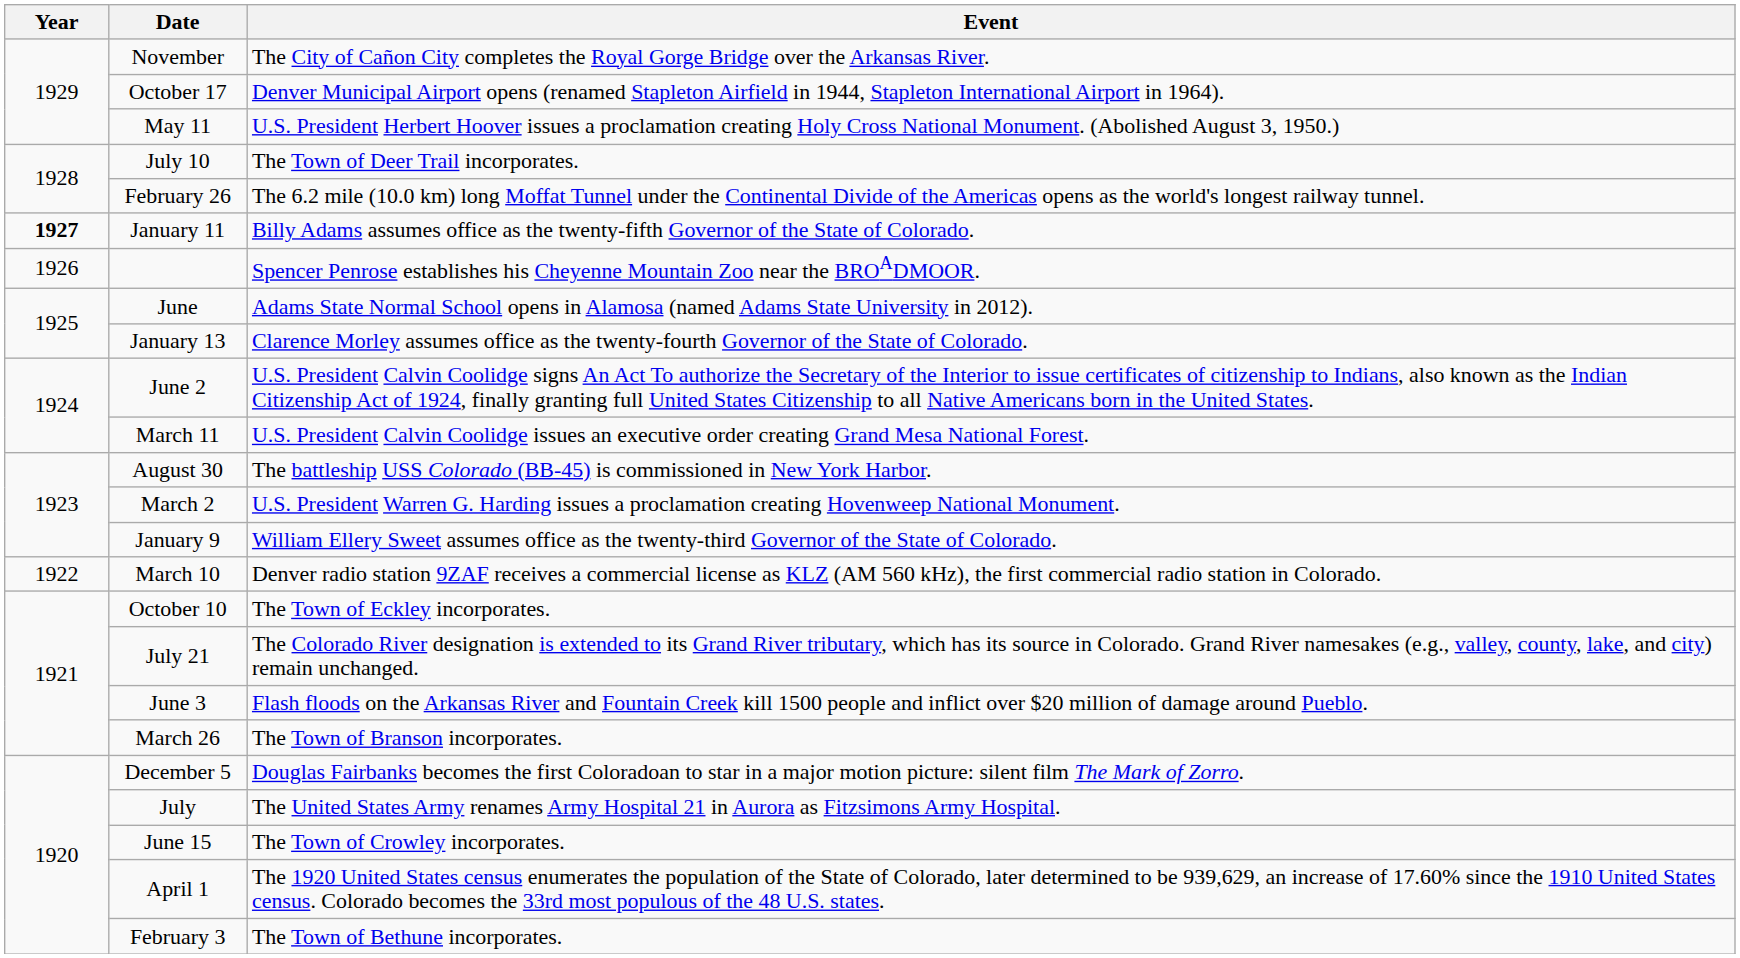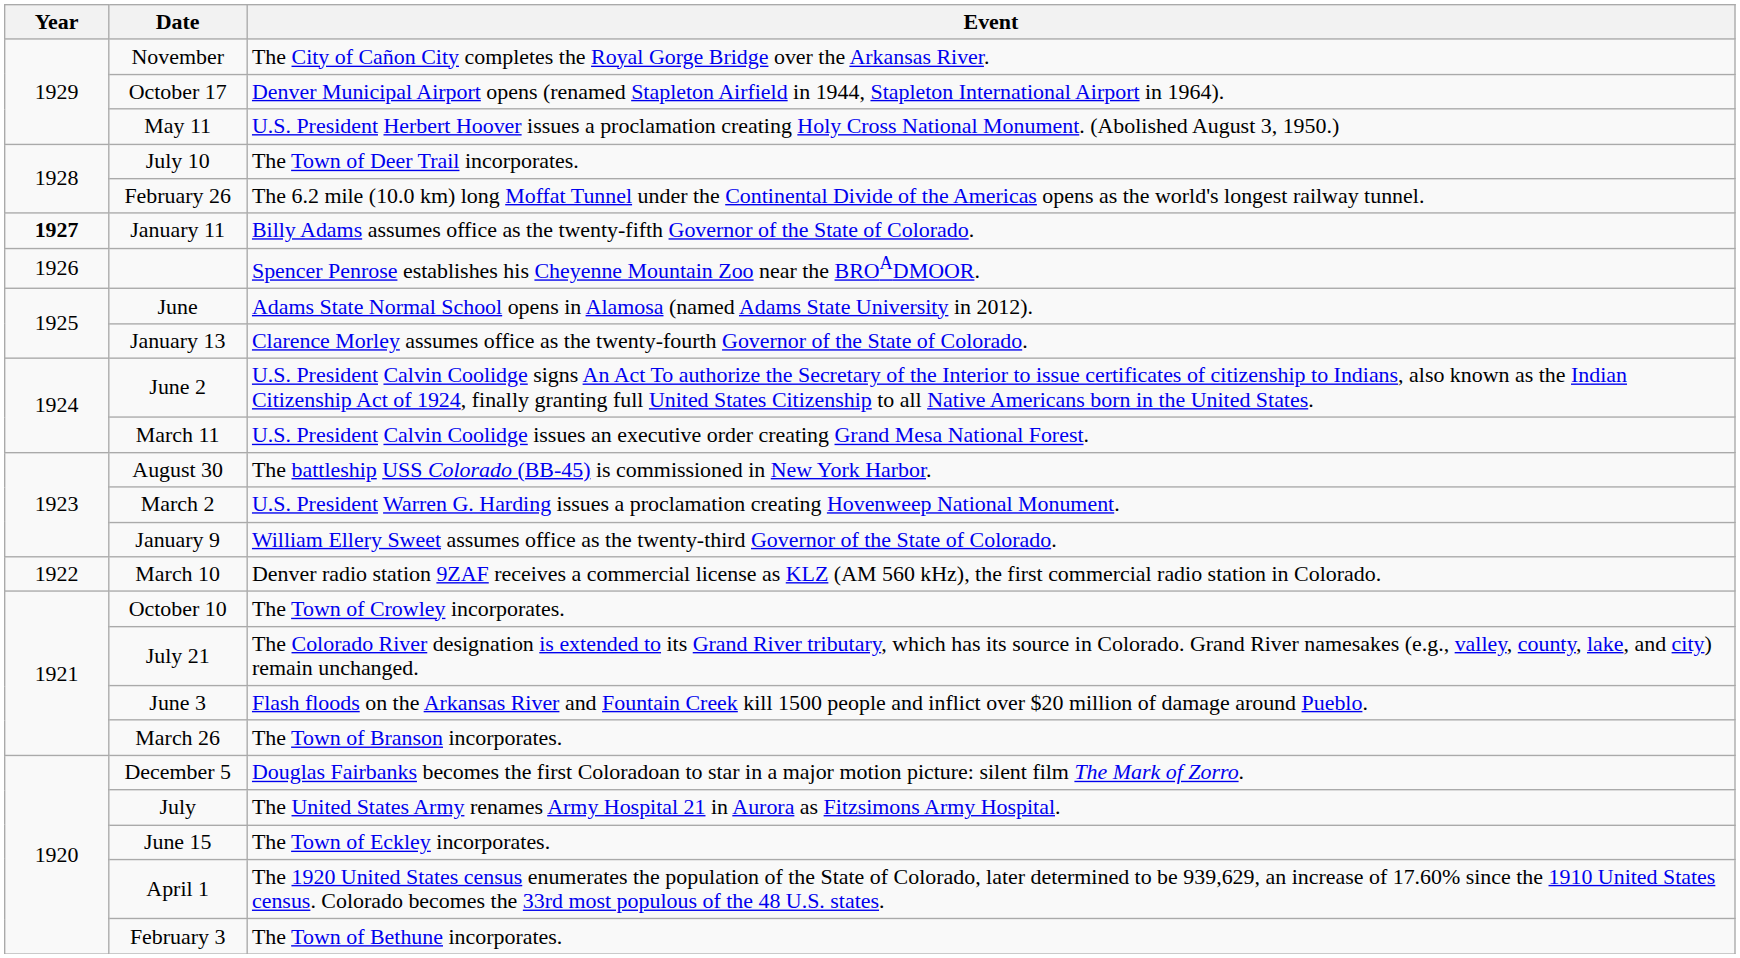(401, 608) The Town of Eckley incorporates. -> (408, 608) The Town of Crowley incorporates.
(408, 841) The Town of Crowley incorporates. -> (401, 841) The Town of Eckley incorporates.
